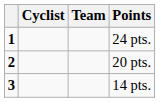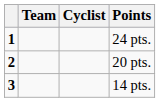columns swapped: (43, 16) <-> (89, 16)
